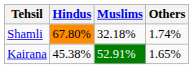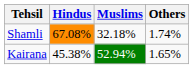(72, 34) 67.80% -> (72, 34) 67.08%
(116, 53) 52.91% -> (116, 53) 52.94%
